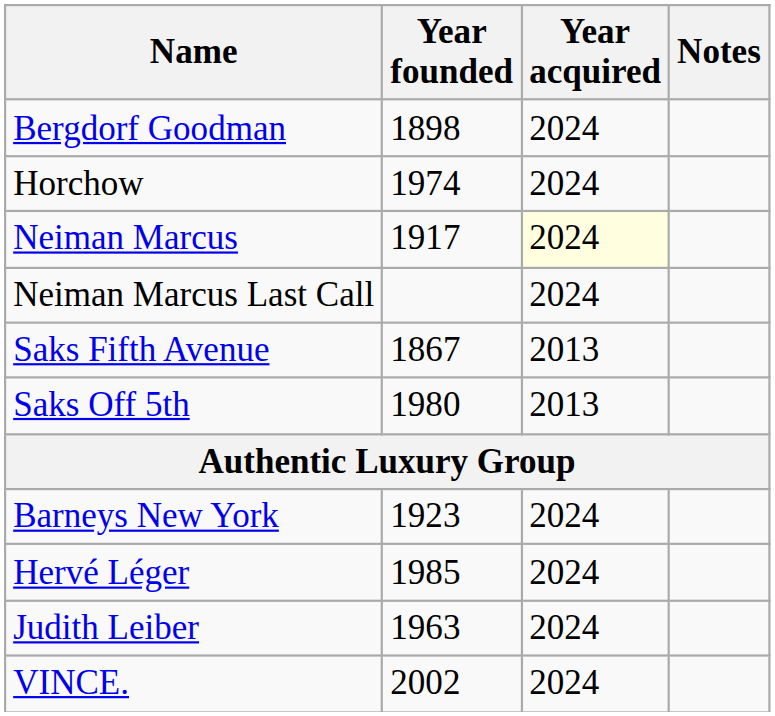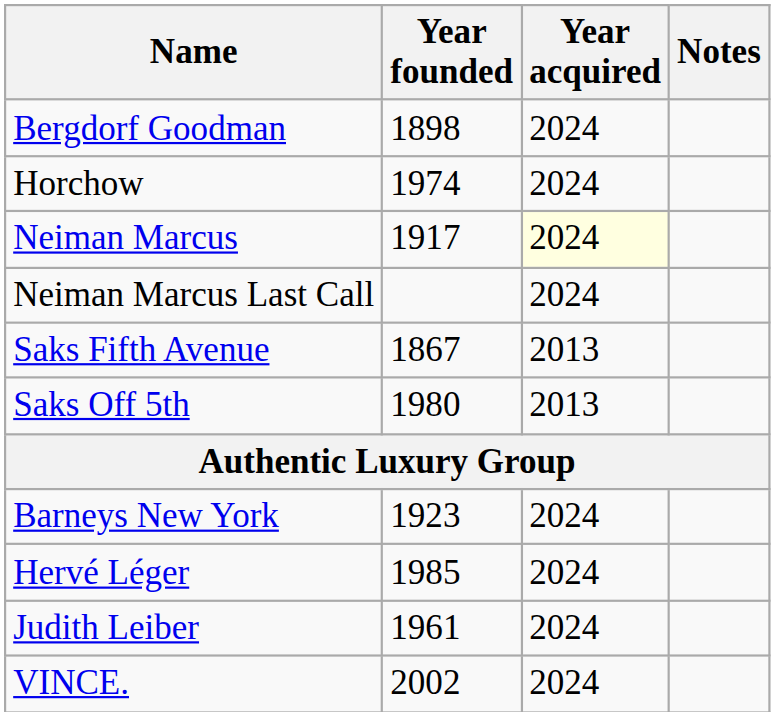(425, 627) 1963 -> (425, 627) 1961
